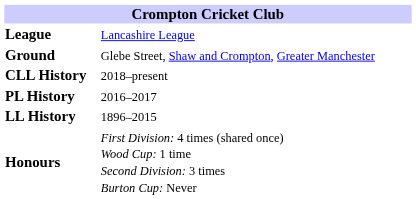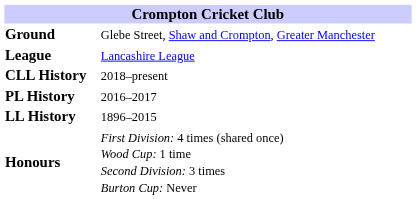rows swapped: (28, 34) <-> (30, 55)
